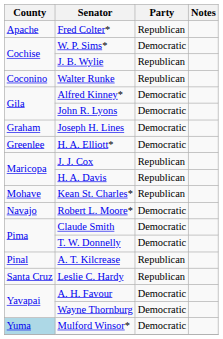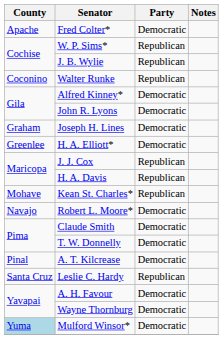(161, 29) Republican -> (162, 29) Democratic
(162, 45) Democratic -> (161, 45) Republican
(161, 260) Republican -> (162, 260) Democratic
